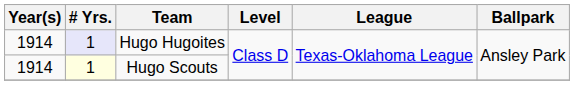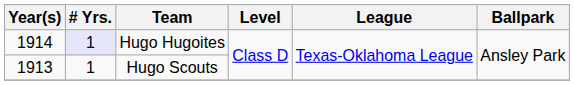(35, 68) 1914 -> (35, 68) 1913
(90, 68) lightyellow background -> (90, 68) no background
